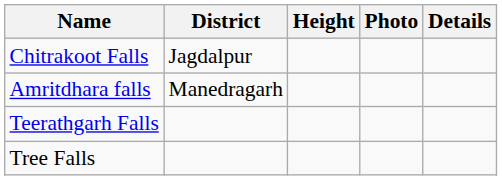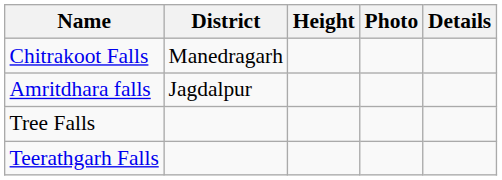(210, 55) Jagdalpur -> (226, 55) Manedragarh
(226, 89) Manedragarh -> (210, 89) Jagdalpur
rows swapped: (84, 123) <-> (52, 157)
